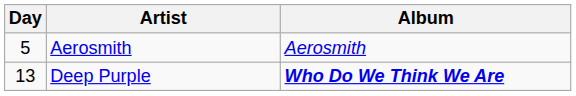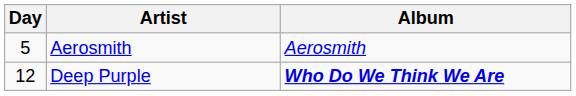(25, 76) 13 -> (25, 76) 12
